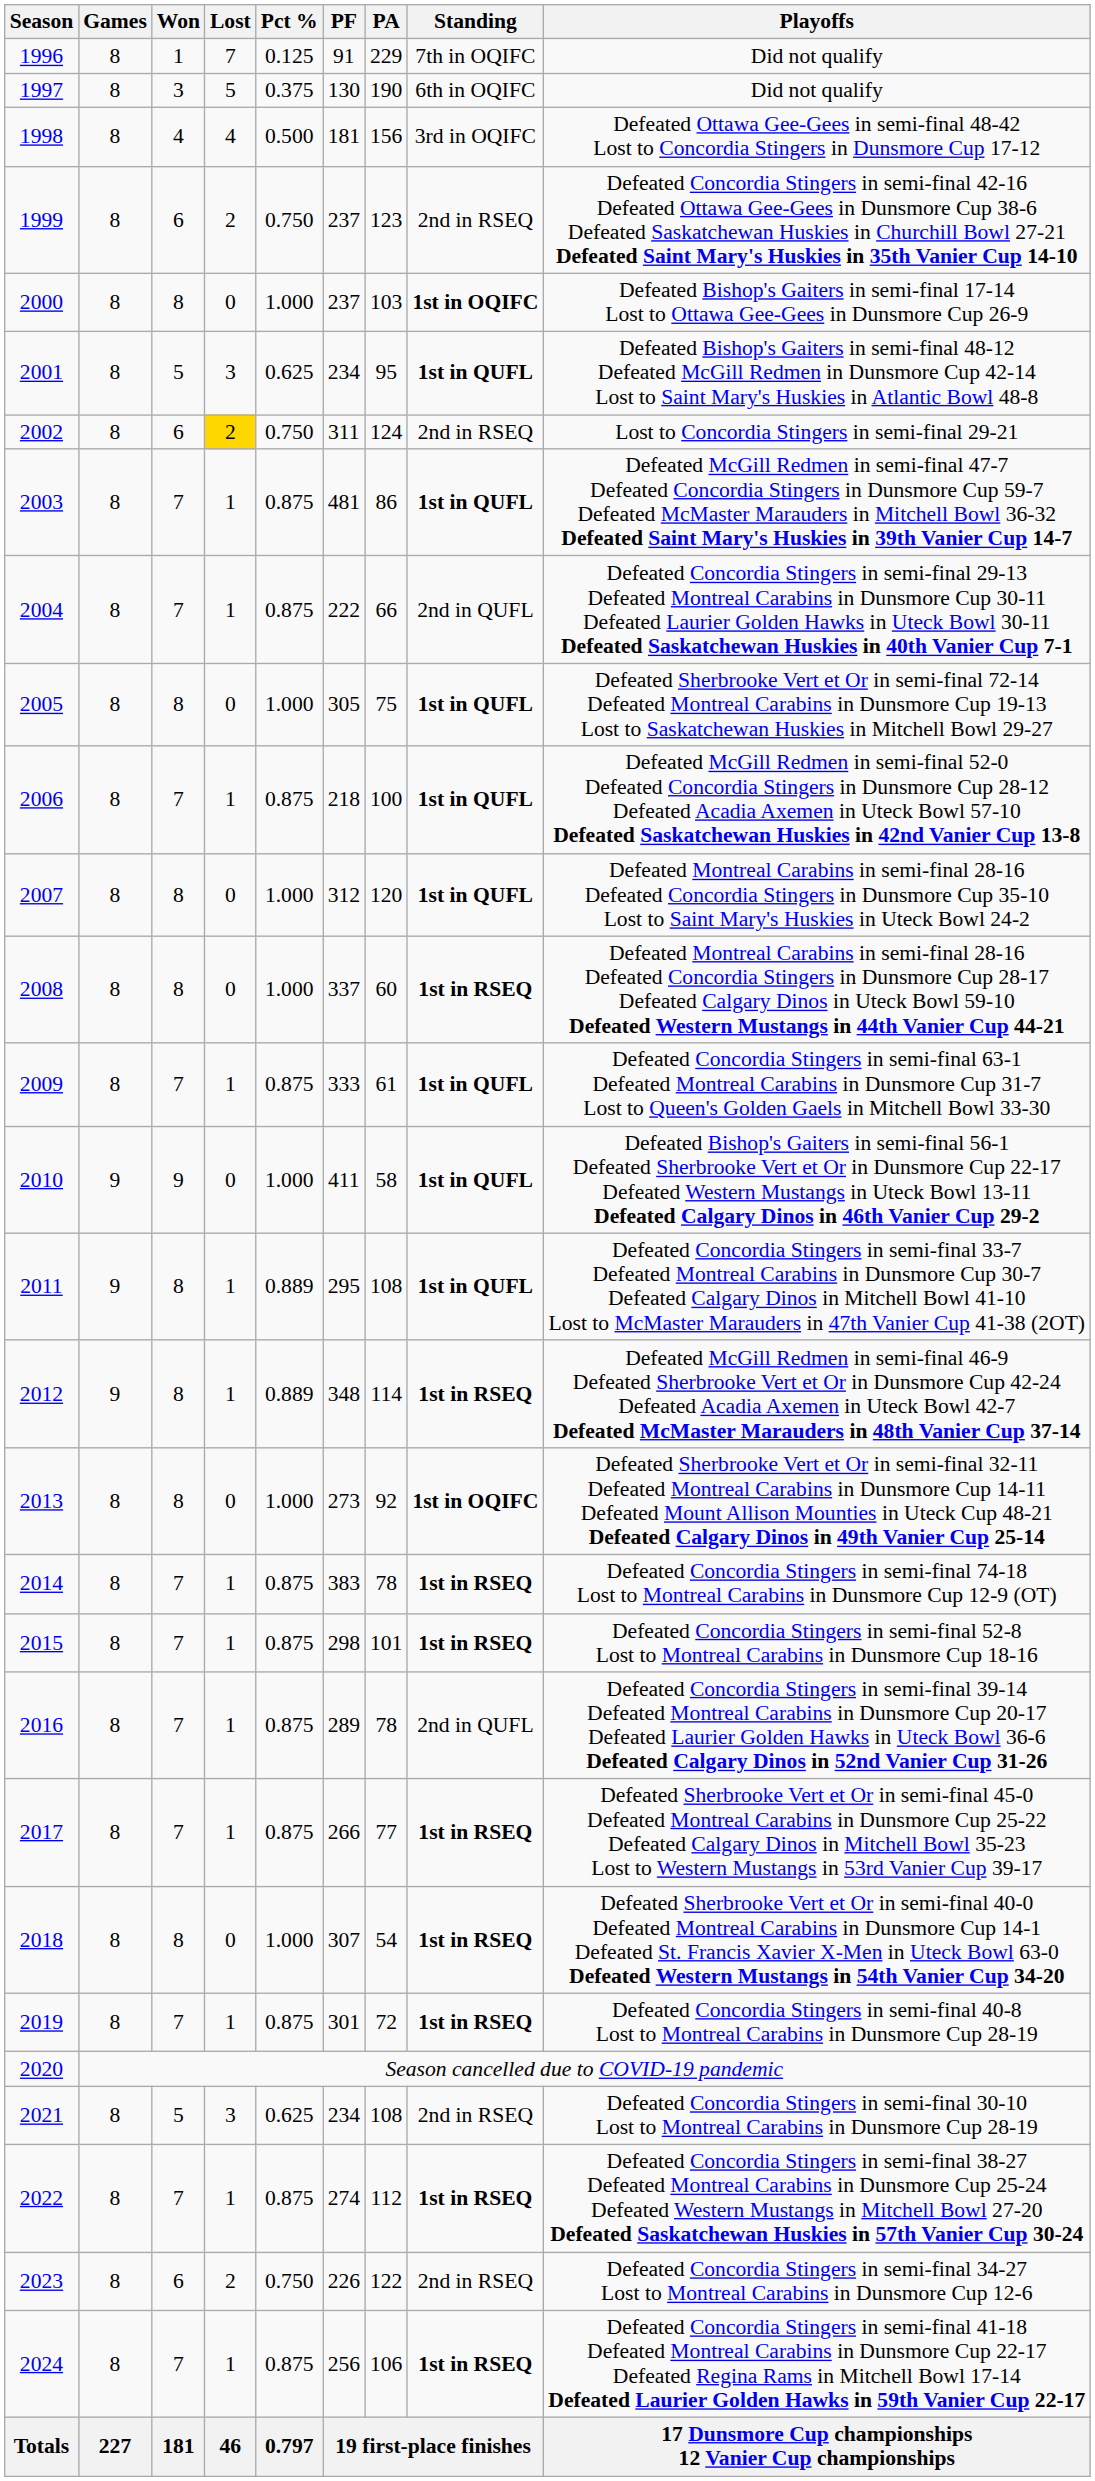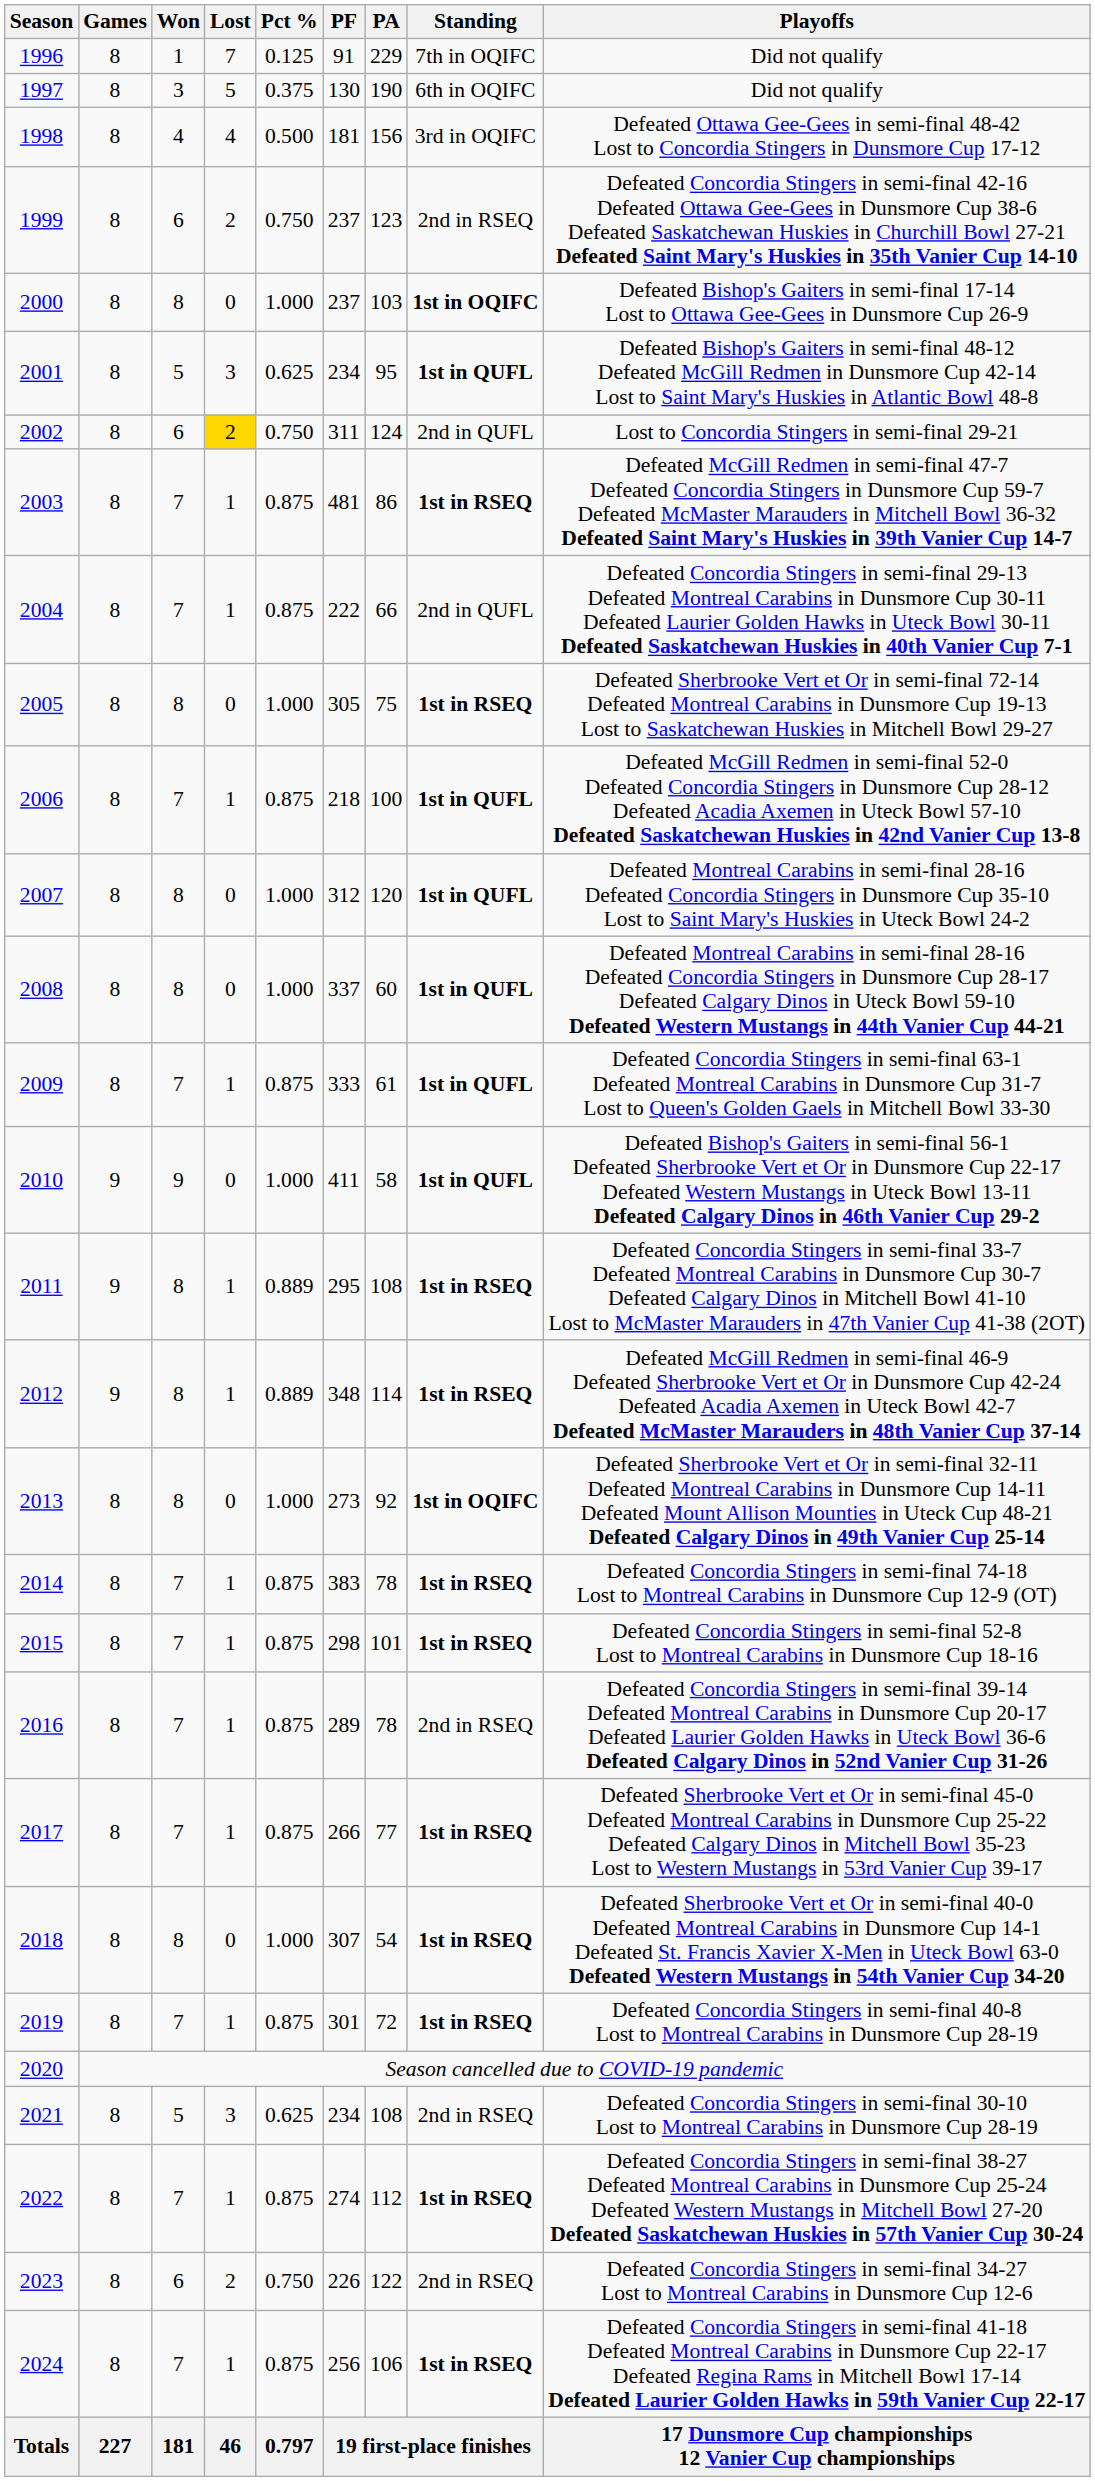(475, 431) 2nd in RSEQ -> (475, 431) 2nd in QUFL
(475, 502) 1st in QUFL -> (475, 502) 1st in RSEQ
(475, 704) 1st in QUFL -> (475, 704) 1st in RSEQ
(475, 989) 1st in RSEQ -> (475, 989) 1st in QUFL
(475, 1286) 1st in QUFL -> (475, 1286) 1st in RSEQ
(475, 1725) 2nd in QUFL -> (475, 1725) 2nd in RSEQ
